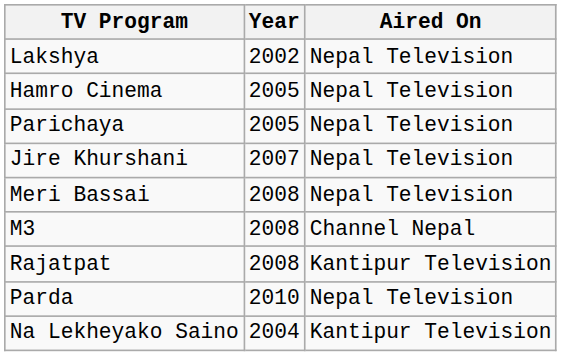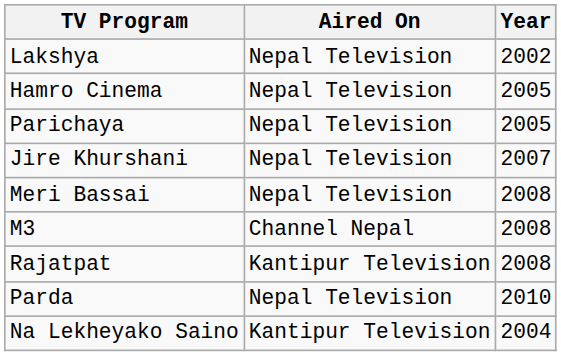columns swapped: (274, 22) <-> (431, 22)
